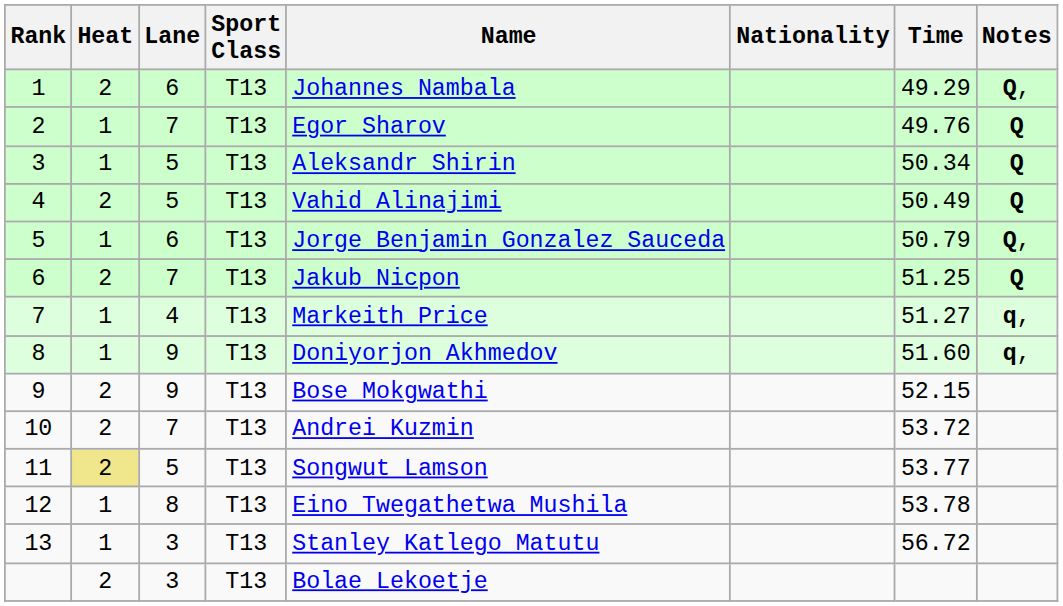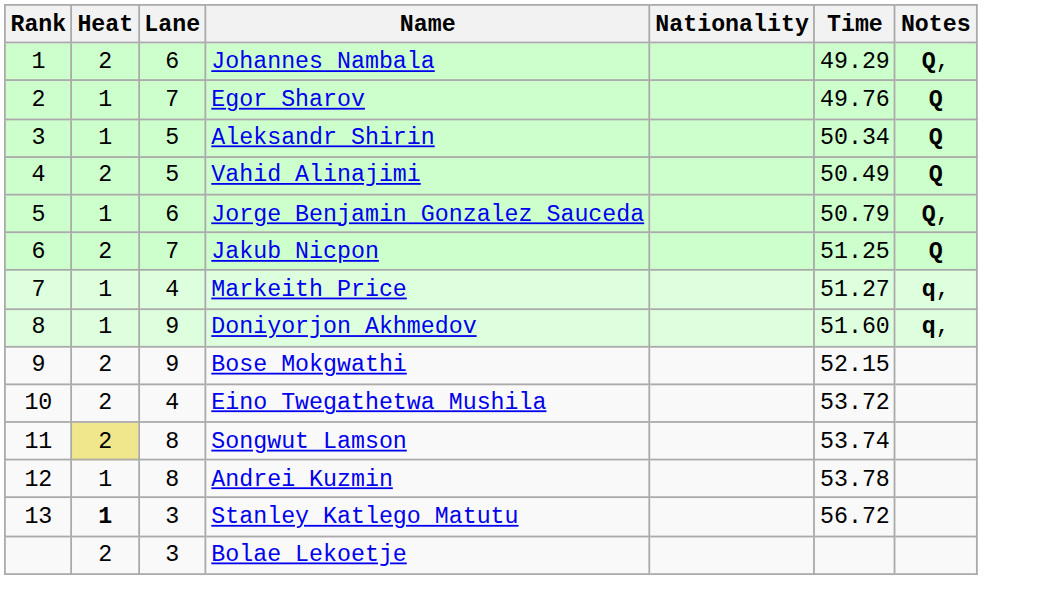- column: (246, 37)
(172, 430) 7 -> (172, 403) 4
(383, 430) Andrei Kuzmin -> (379, 403) Eino Twegathetwa Mushila
(172, 468) 5 -> (172, 441) 8
(936, 468) 53.77 -> (855, 441) 53.74
(460, 506) Eino Twegathetwa Mushila -> (302, 479) Andrei Kuzmin
(105, 544) normal -> (105, 517) bold
